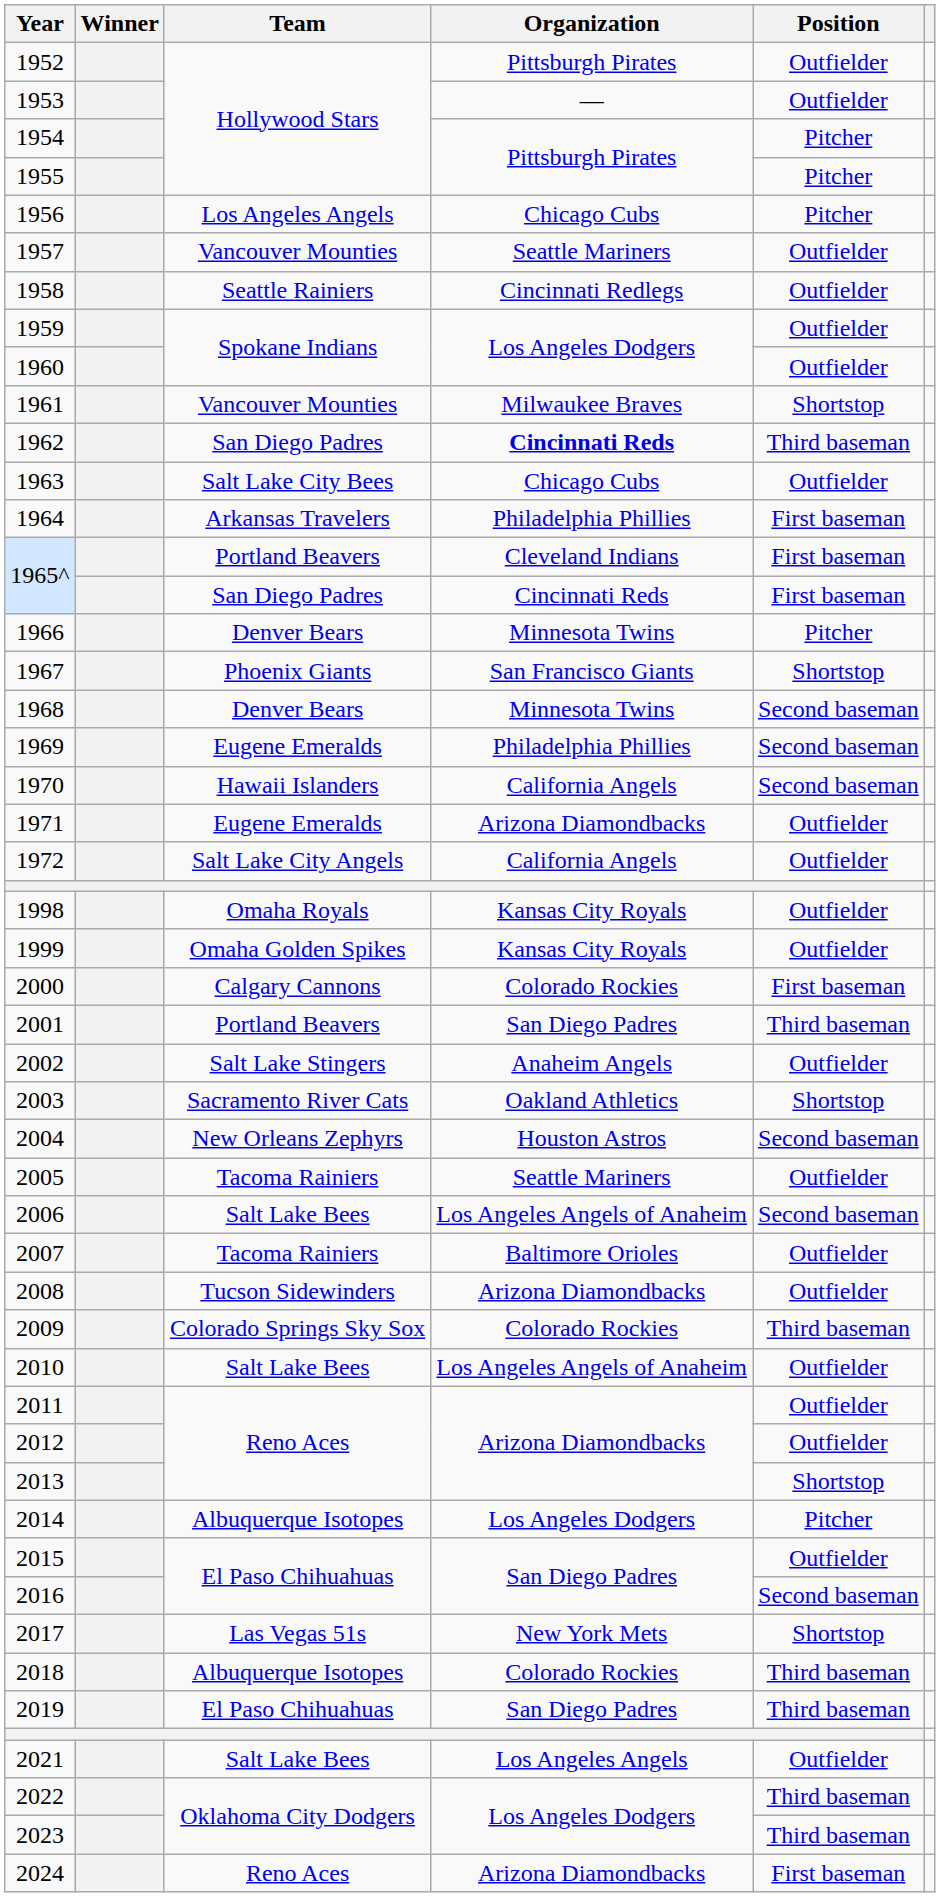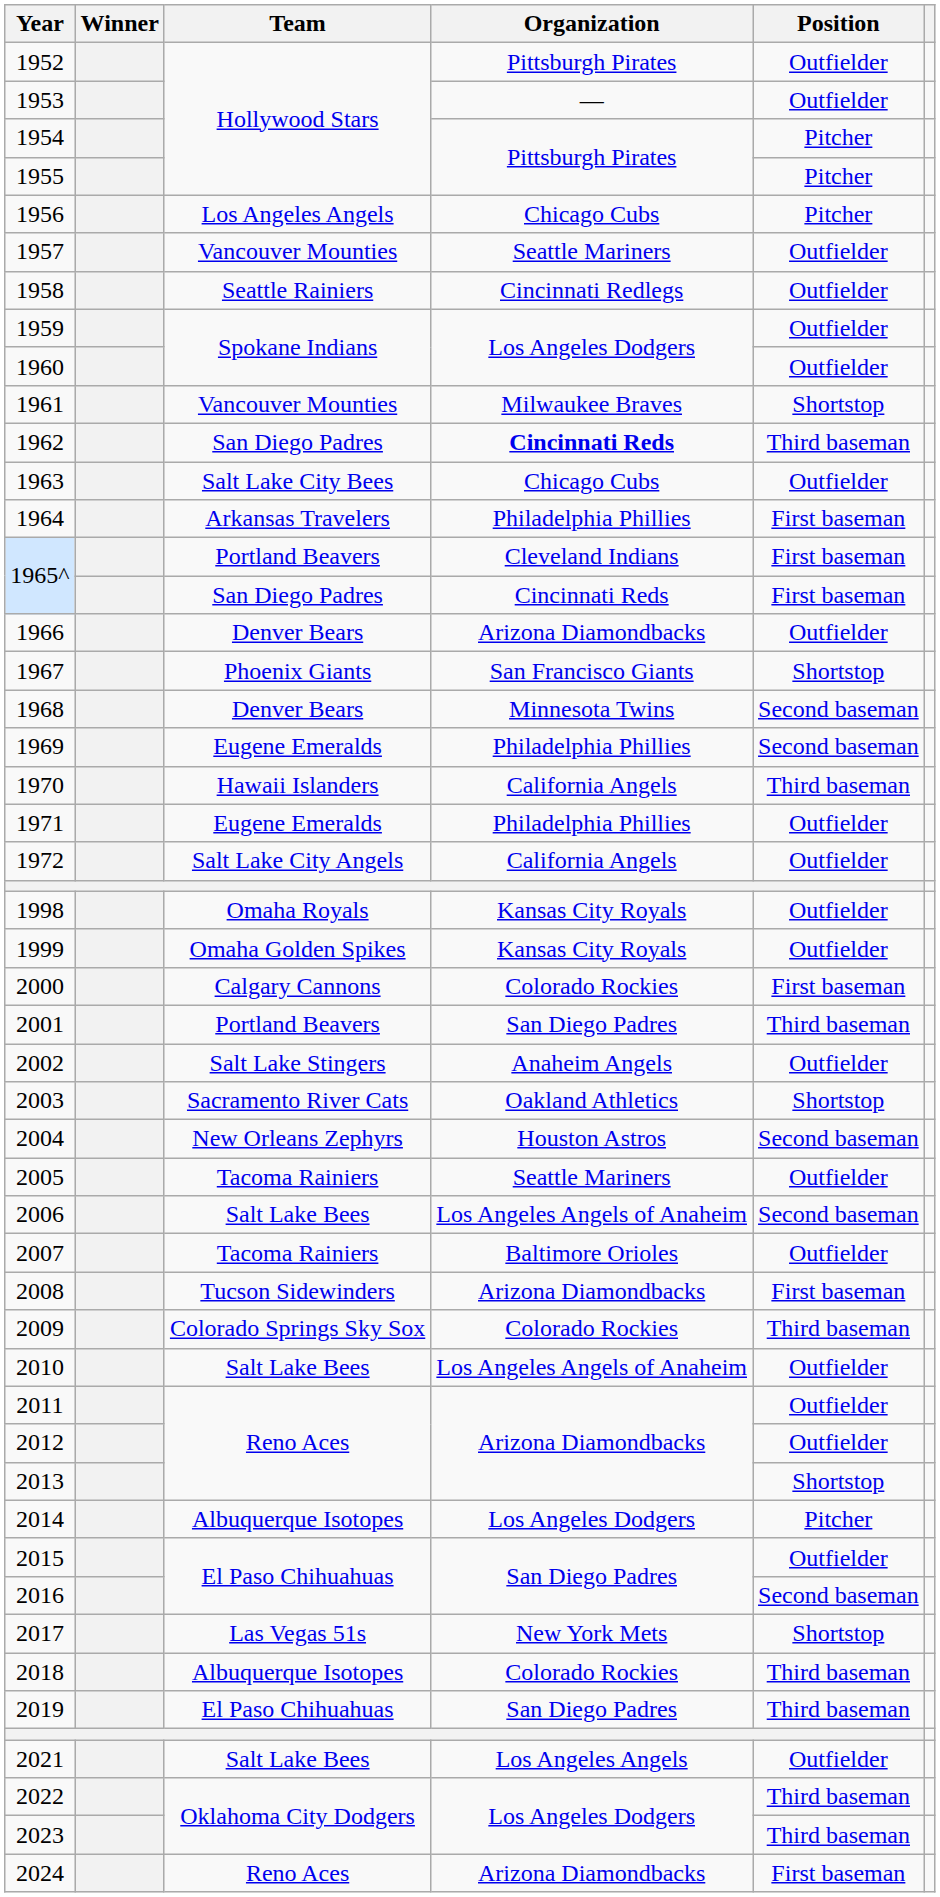(592, 632) Minnesota Twins -> (592, 632) Arizona Diamondbacks
(838, 632) Pitcher -> (838, 632) Outfielder
(838, 784) Second baseman -> (838, 784) Third baseman
(592, 822) Arizona Diamondbacks -> (592, 822) Philadelphia Phillies
(838, 1290) Outfielder -> (838, 1290) First baseman
